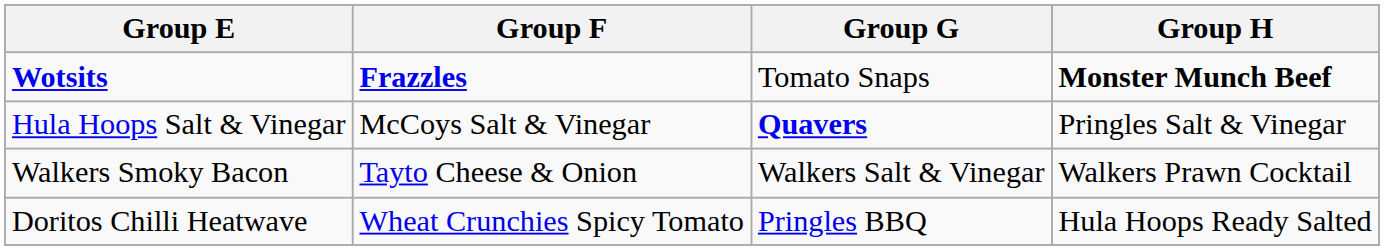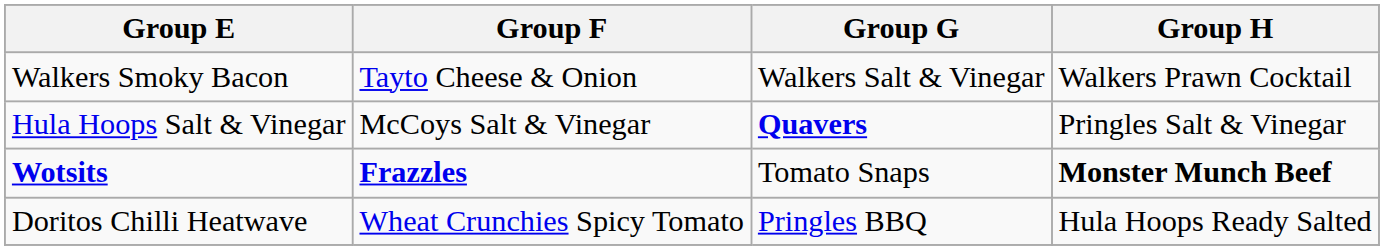rows swapped: (150, 172) <-> (60, 76)
